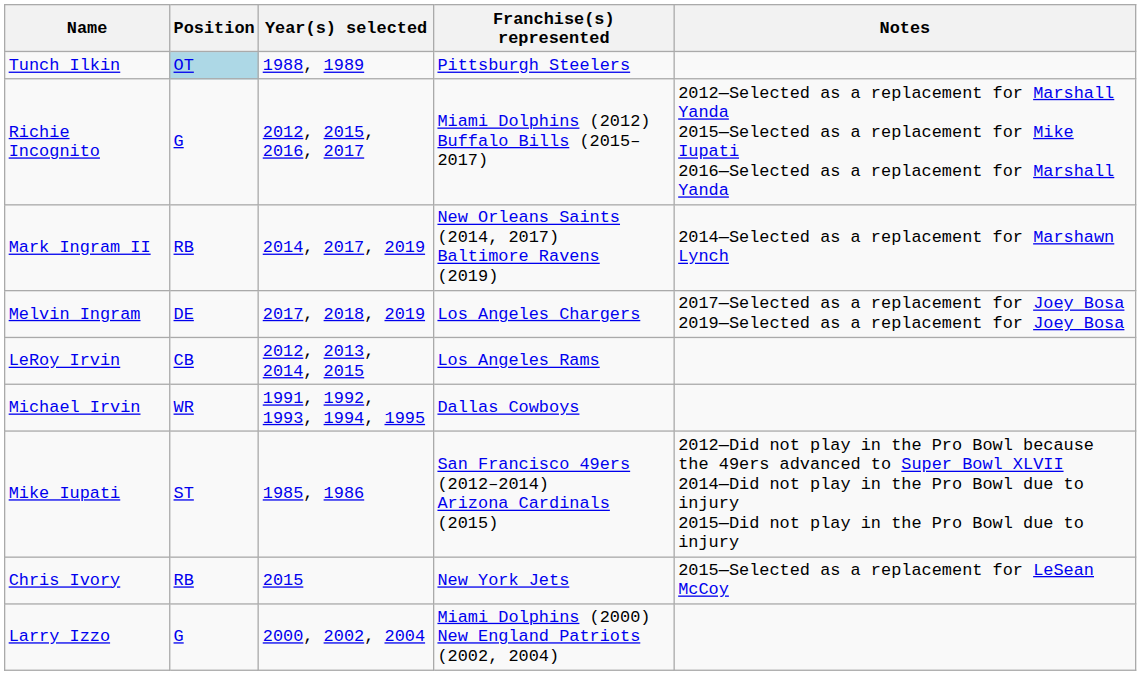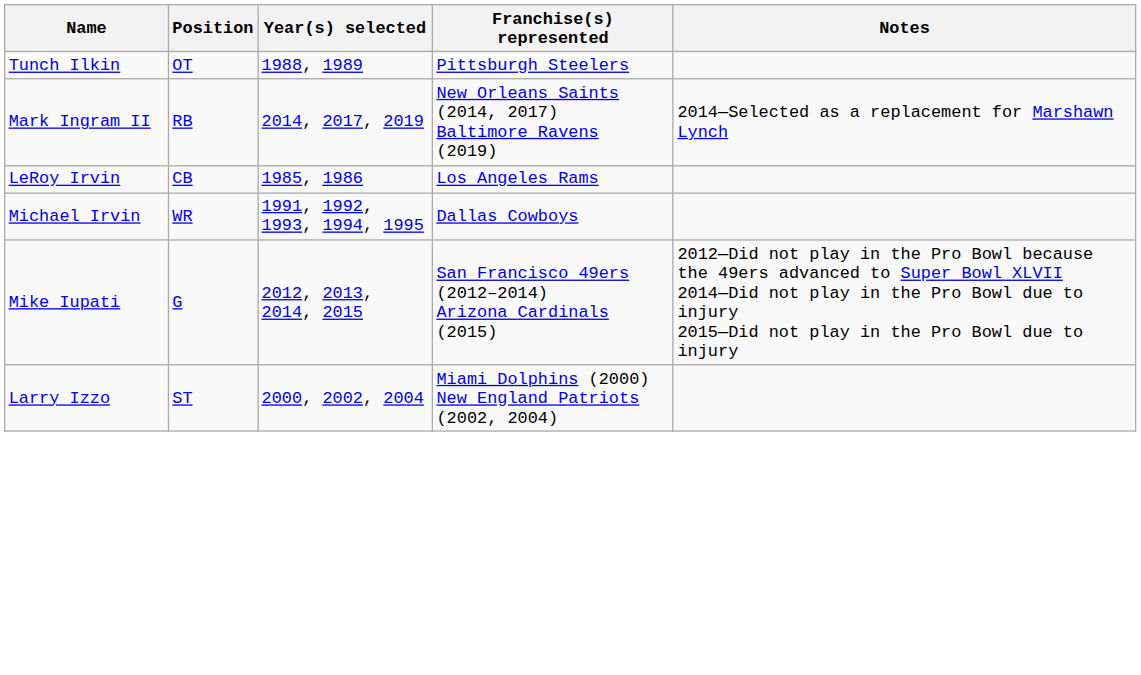(184, 65) lightblue background -> (182, 65) no background
- row: (54, 142)
- row: (75, 314)
(319, 361) 2012, 2013, 2014, 2015 -> (312, 179) 1985, 1986
(184, 494) ST -> (177, 302) G
(313, 494) 1985, 1986 -> (317, 302) 2012, 2013, 2014, 2015
- row: (64, 580)
(179, 637) G -> (182, 398) ST
